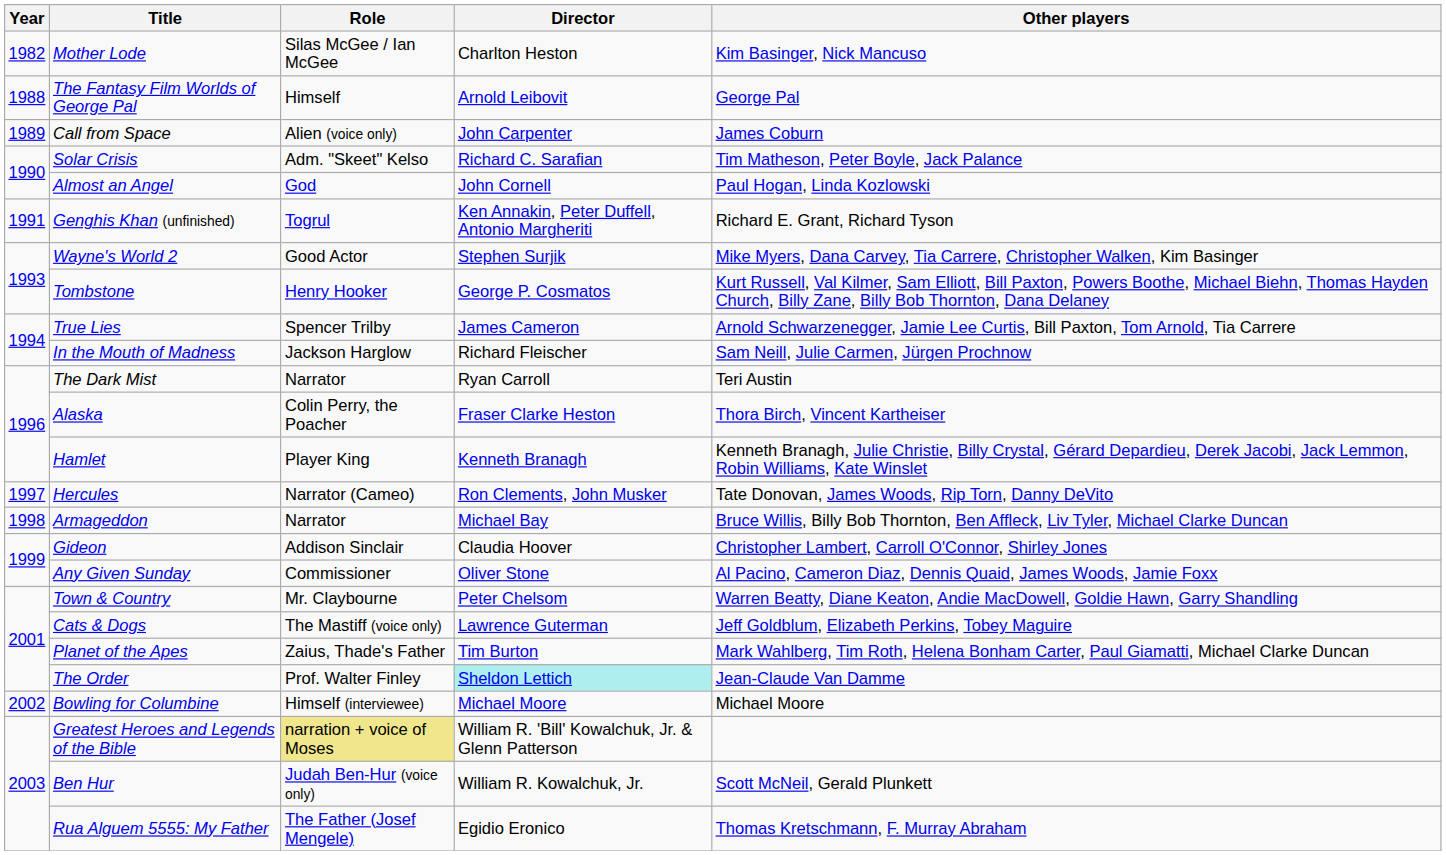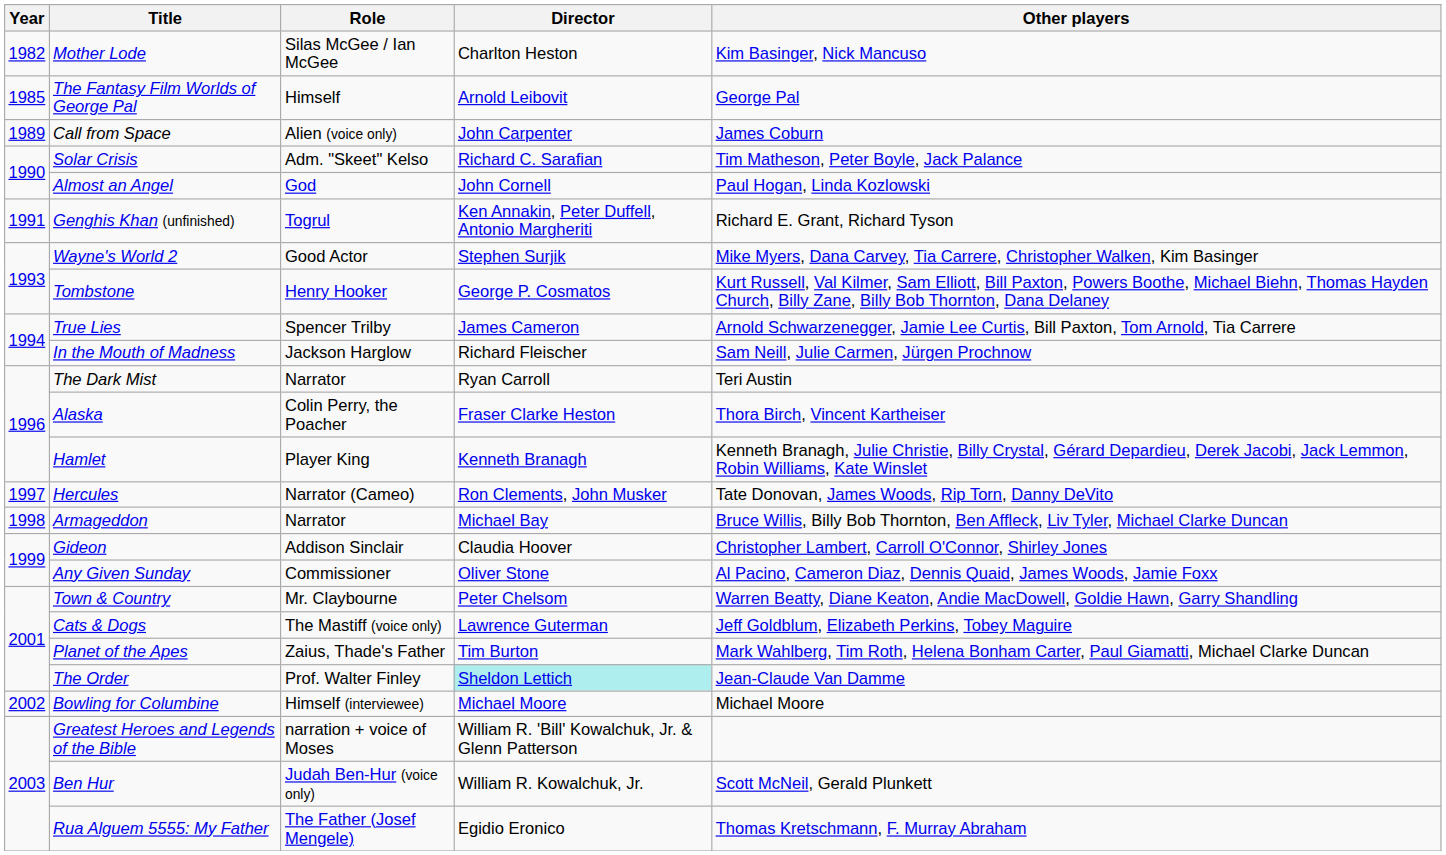(27, 98) 1988 -> (27, 98) 1985
(356, 739) khaki background -> (356, 739) no background
